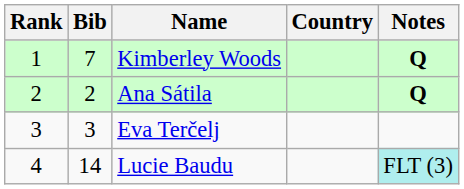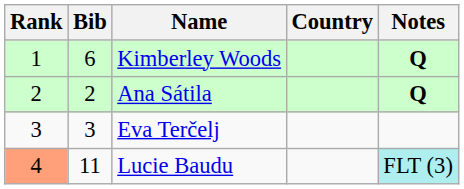(90, 58) 7 -> (90, 58) 6
(36, 165) no background -> (36, 165) lightsalmon background
(90, 165) 14 -> (90, 165) 11
